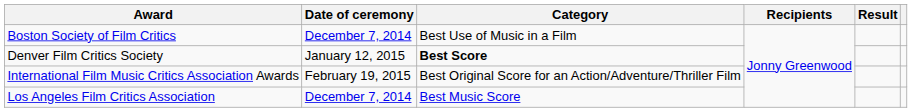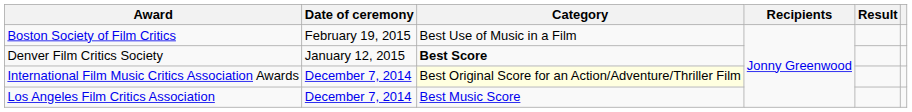(358, 35) December 7, 2014 -> (358, 35) February 19, 2015
(358, 76) February 19, 2015 -> (358, 76) December 7, 2014
(580, 76) no background -> (580, 76) lightyellow background
